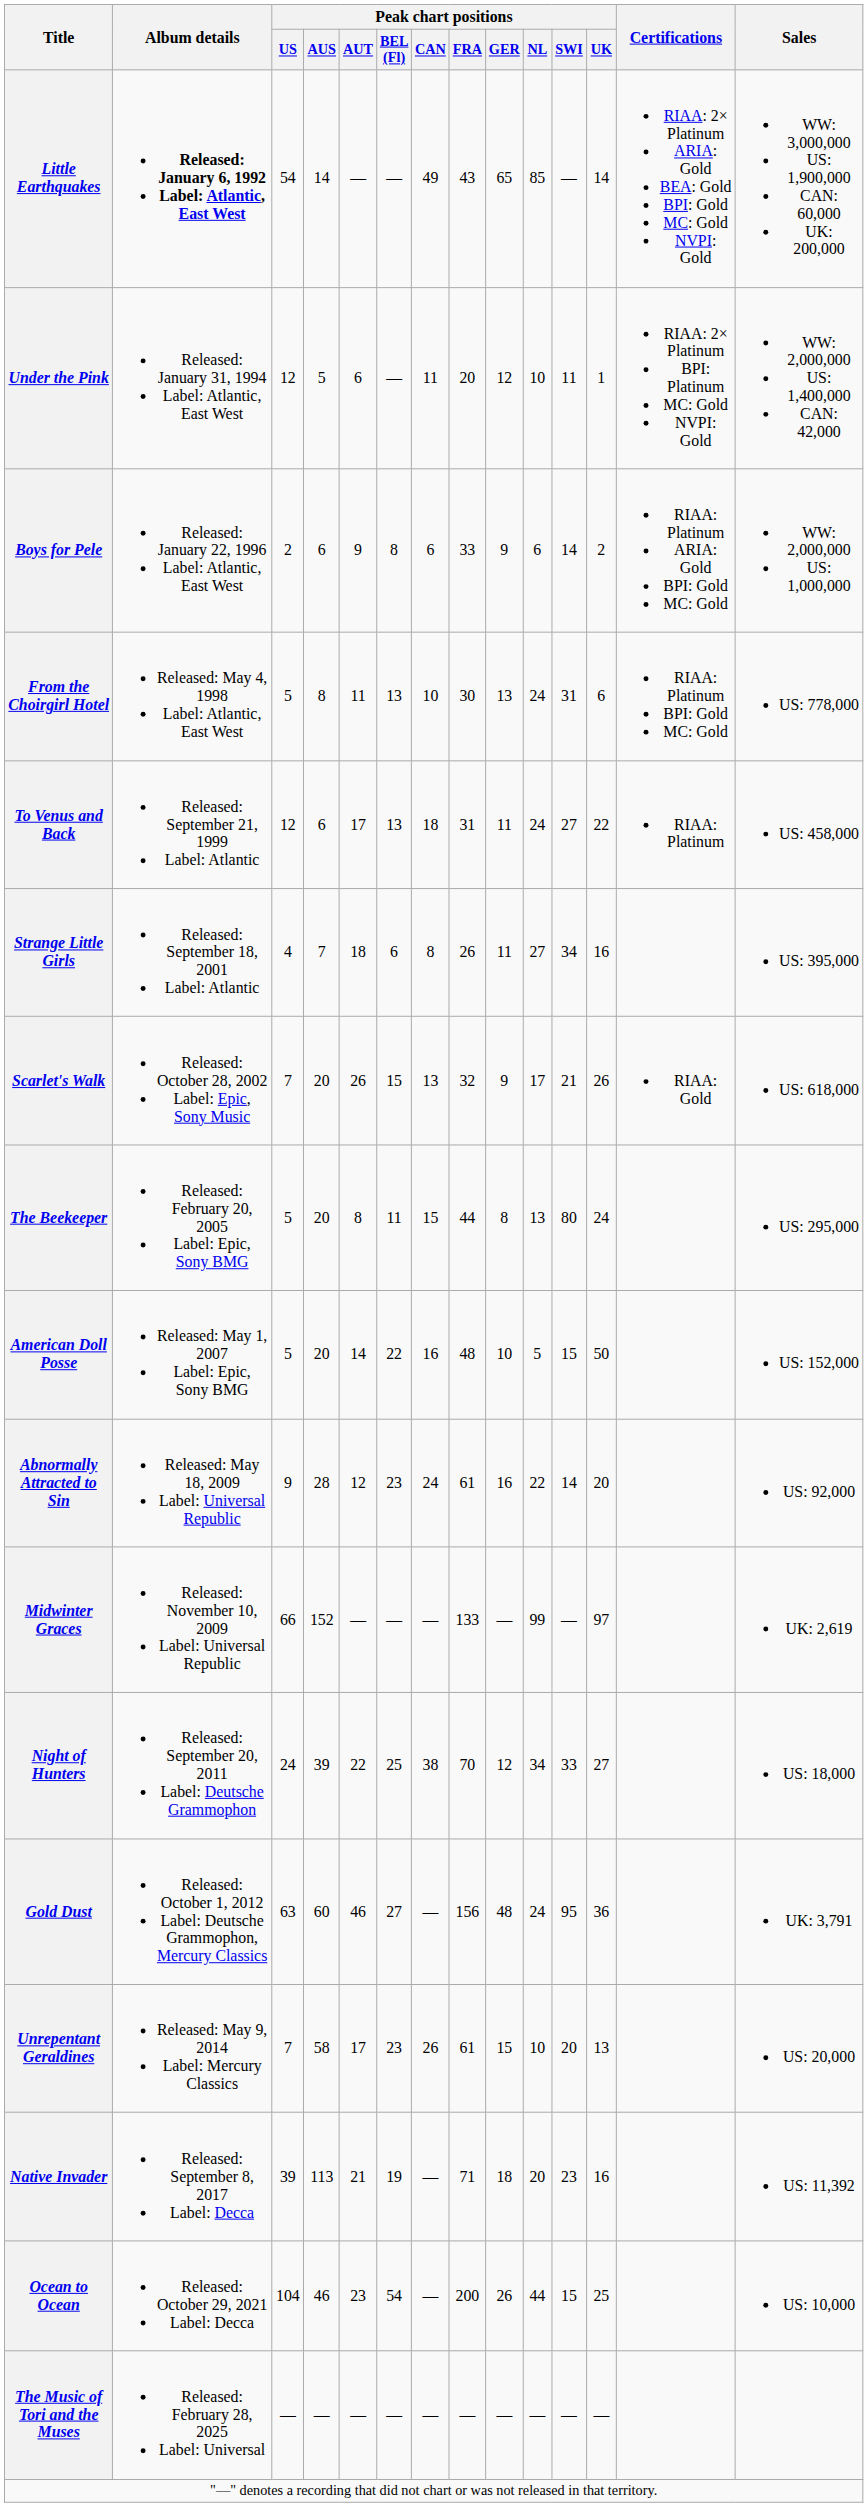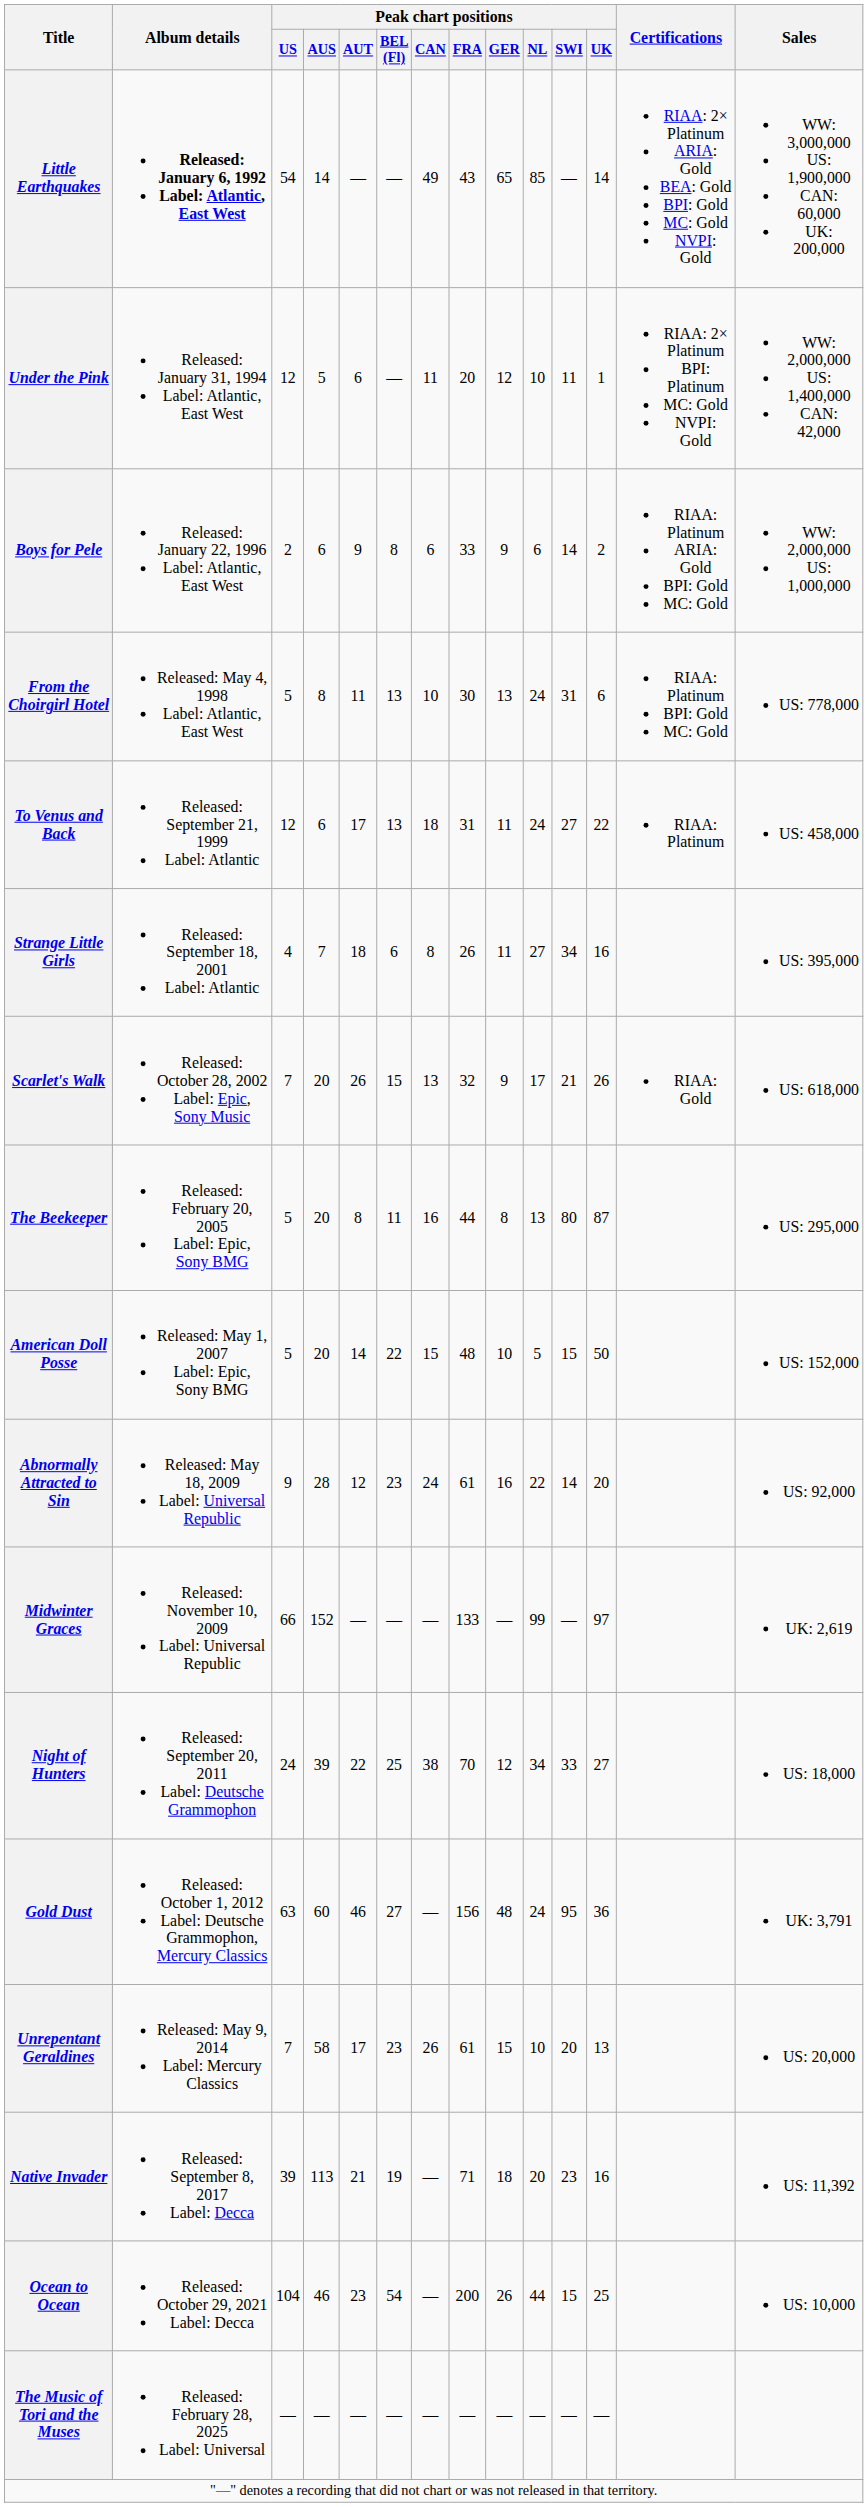(430, 1217) 15 -> (430, 1217) 16
(601, 1217) 24 -> (601, 1217) 87
(430, 1354) 16 -> (430, 1354) 15
